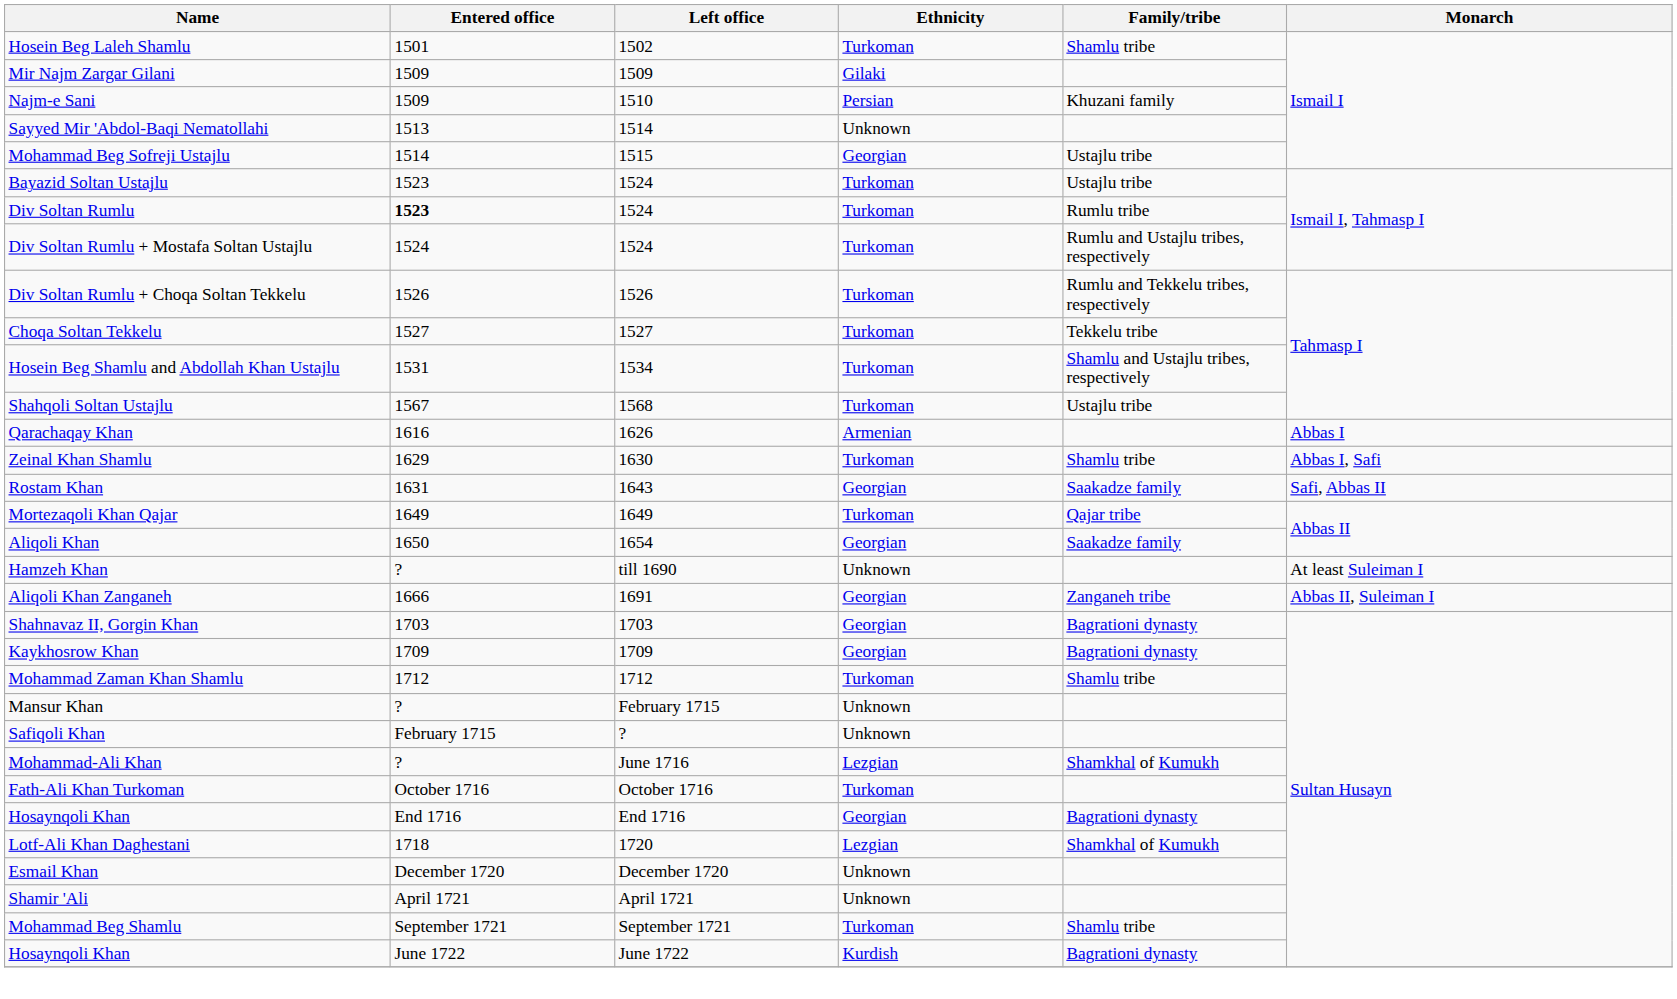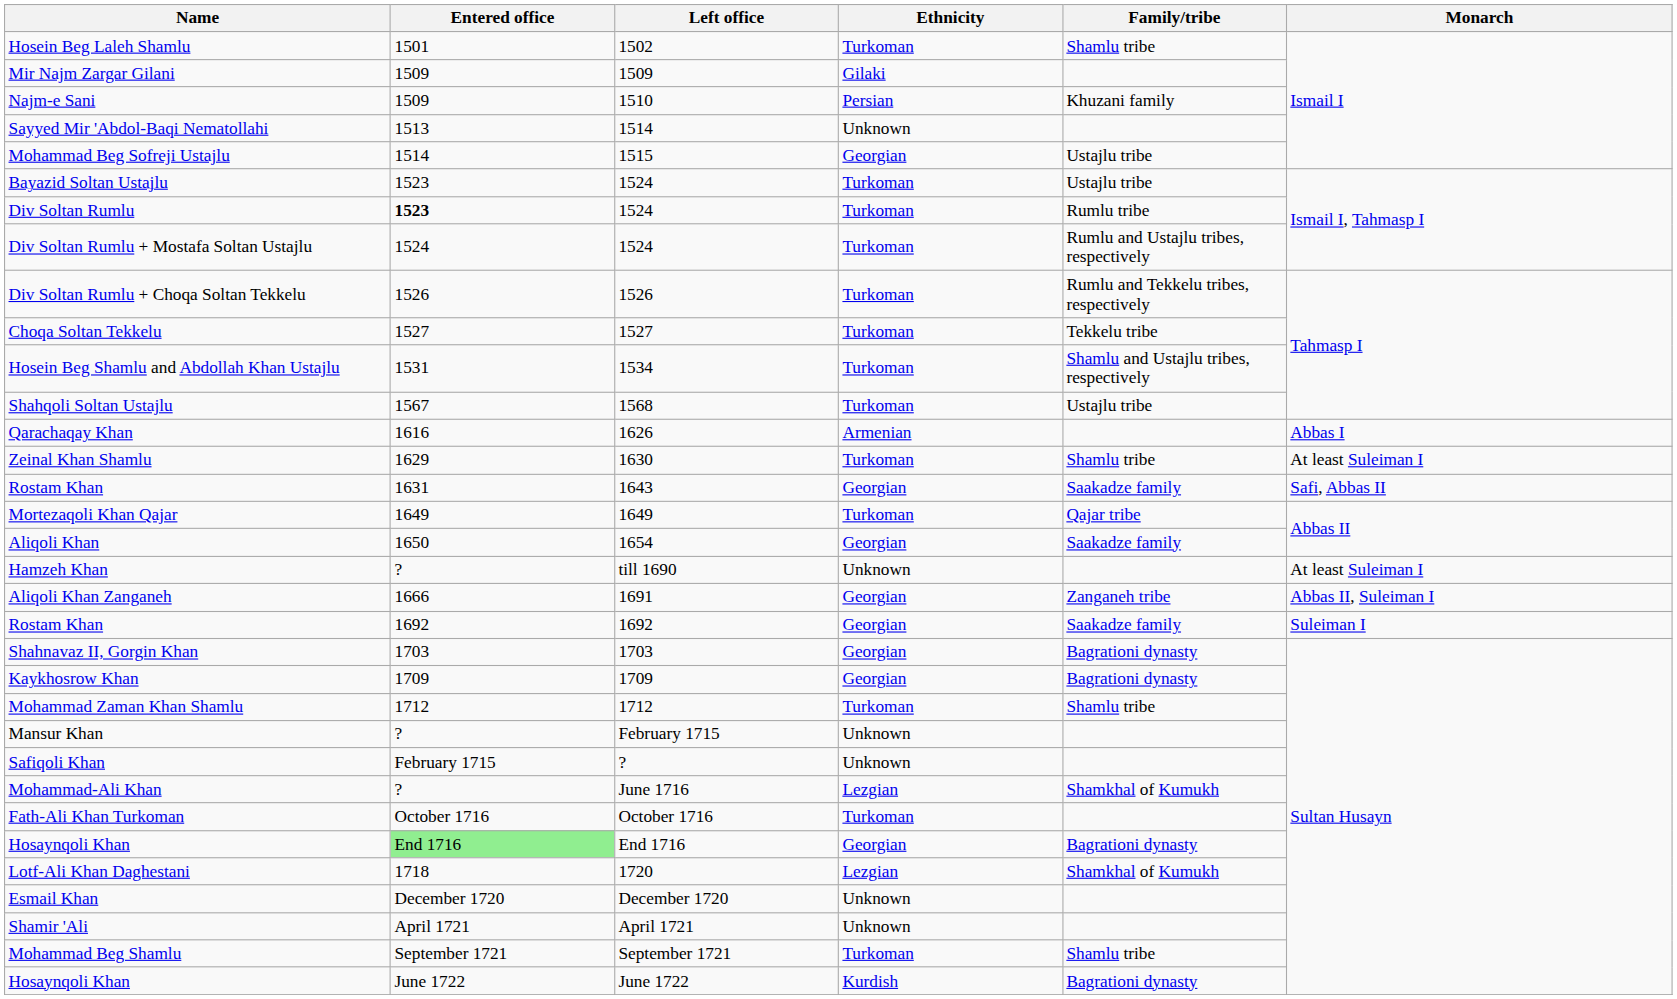(1336, 460) Abbas I, Safi -> (1357, 460) At least Suleiman I
+ row: (56, 624)
(428, 816) no background -> (428, 843) lightgreen background
